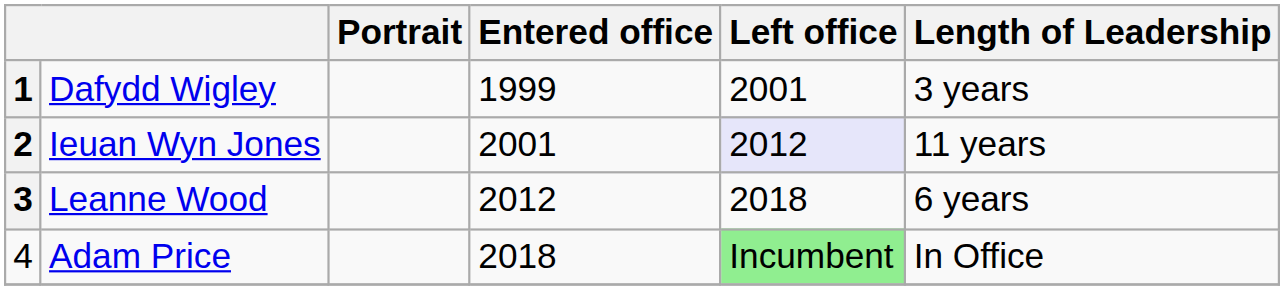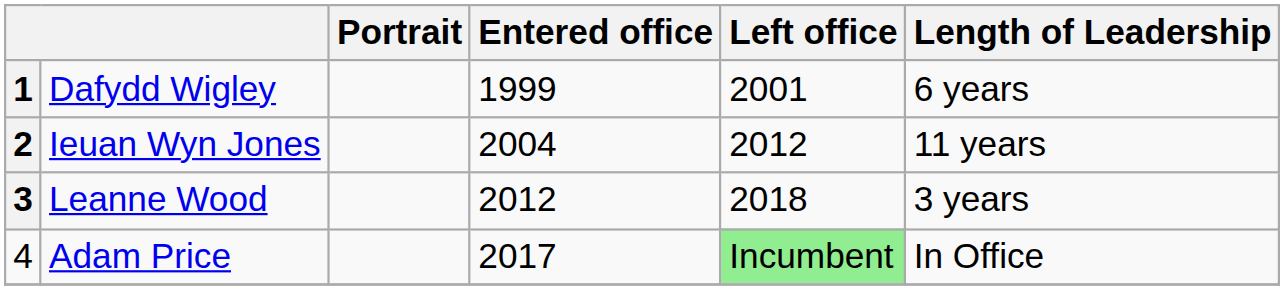(971, 88) 3 years -> (971, 88) 6 years
(517, 144) 2001 -> (517, 144) 2004
(768, 144) lavender background -> (768, 144) no background
(971, 199) 6 years -> (971, 199) 3 years
(517, 255) 2018 -> (517, 255) 2017
